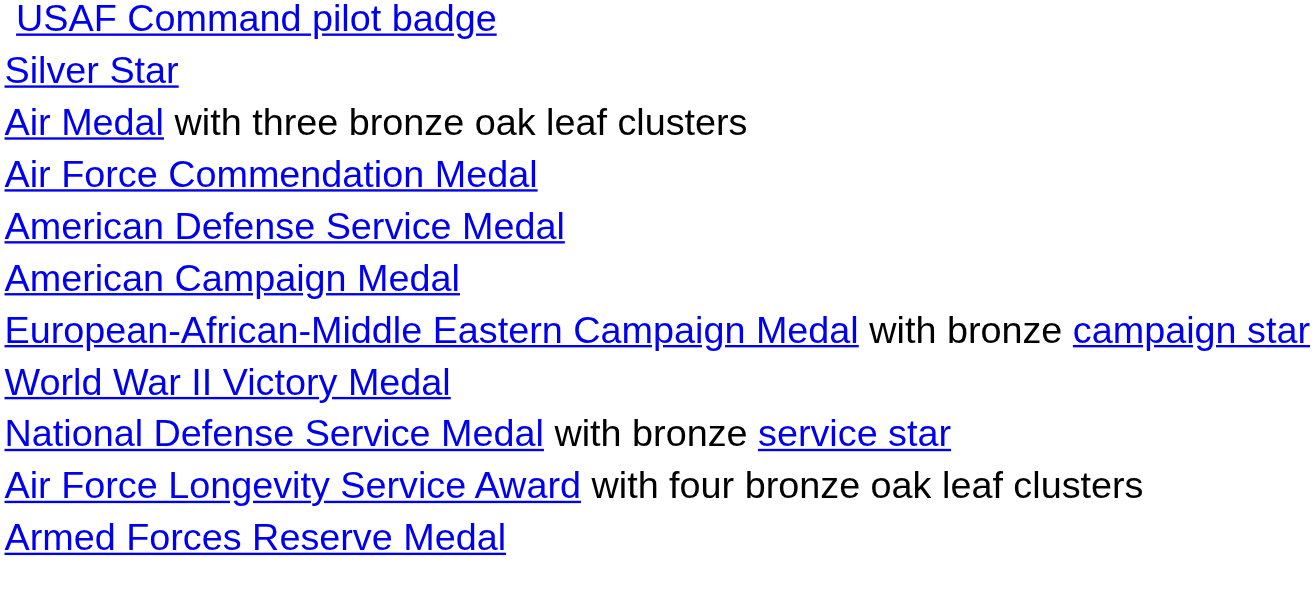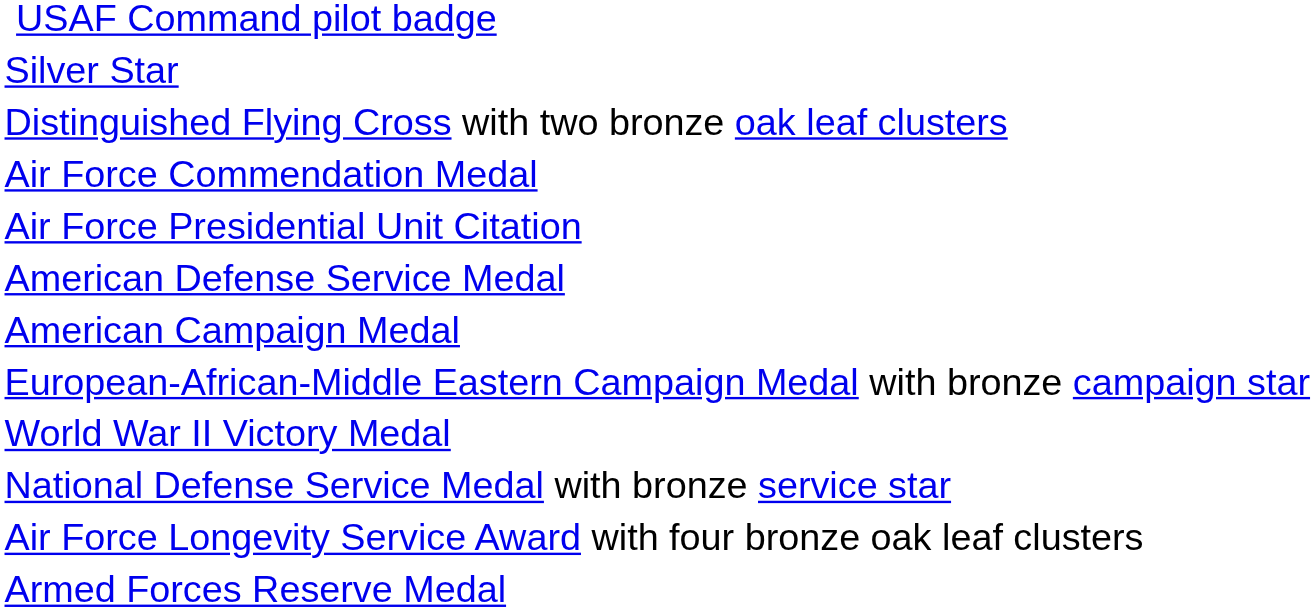+ row: (506, 122)
- row: (376, 122)
+ row: (293, 226)
